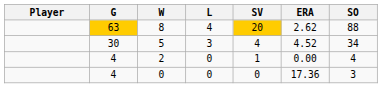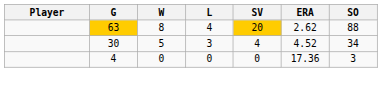- row: (161, 59)
